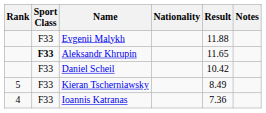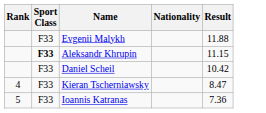- column: (247, 17)
(218, 54) 11.65 -> (218, 54) 11.15
(18, 85) 5 -> (18, 85) 4
(218, 85) 8.49 -> (218, 85) 8.47
(18, 100) 4 -> (18, 100) 5
